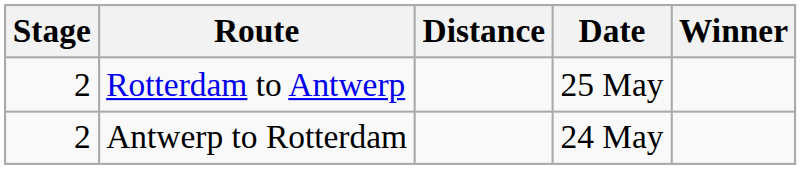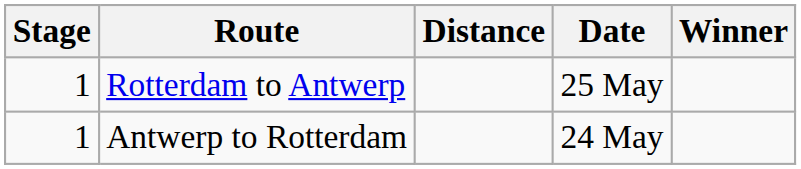(82, 84) 2 -> (82, 84) 1
(82, 137) 2 -> (82, 137) 1
